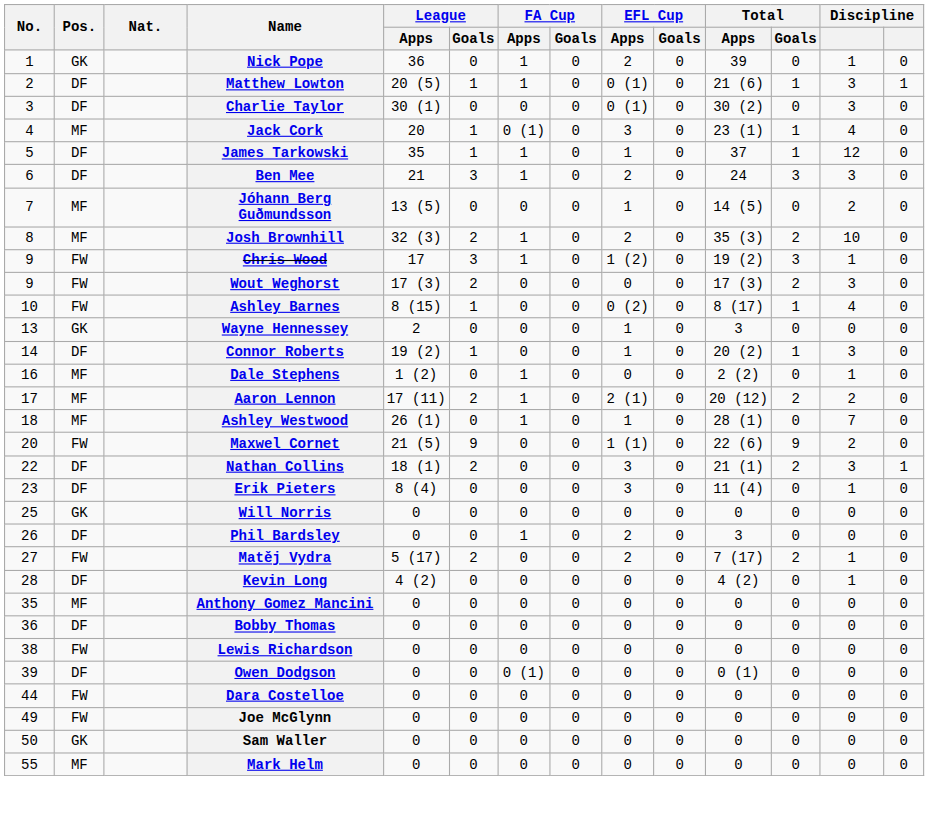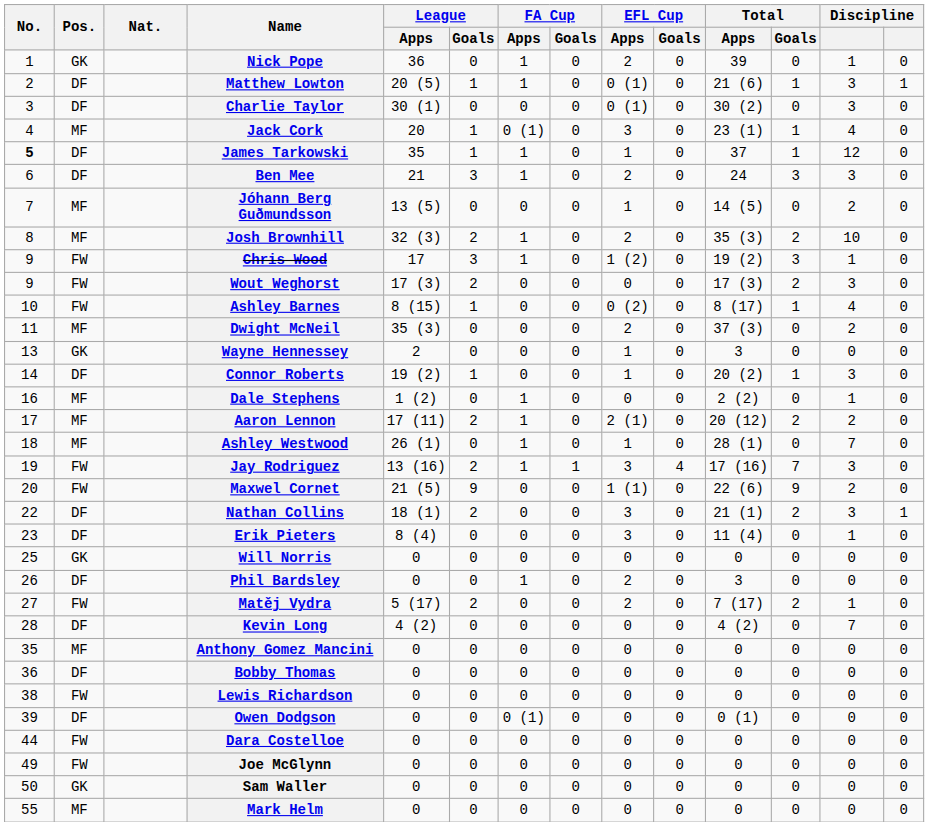(29, 153) normal -> (29, 153) bold
+ row: (285, 330)
+ row: (285, 467)
(852, 581) 1 -> (852, 627) 7
